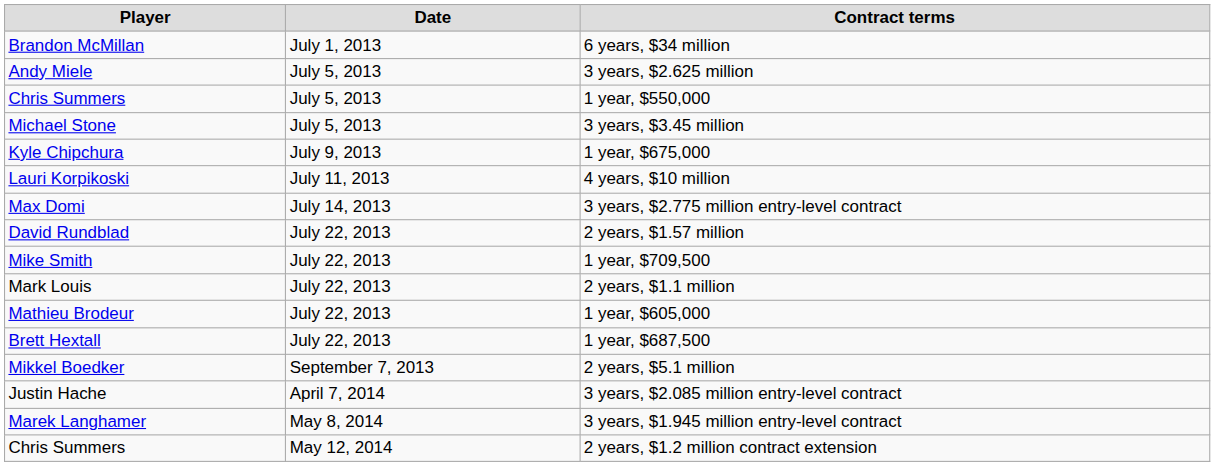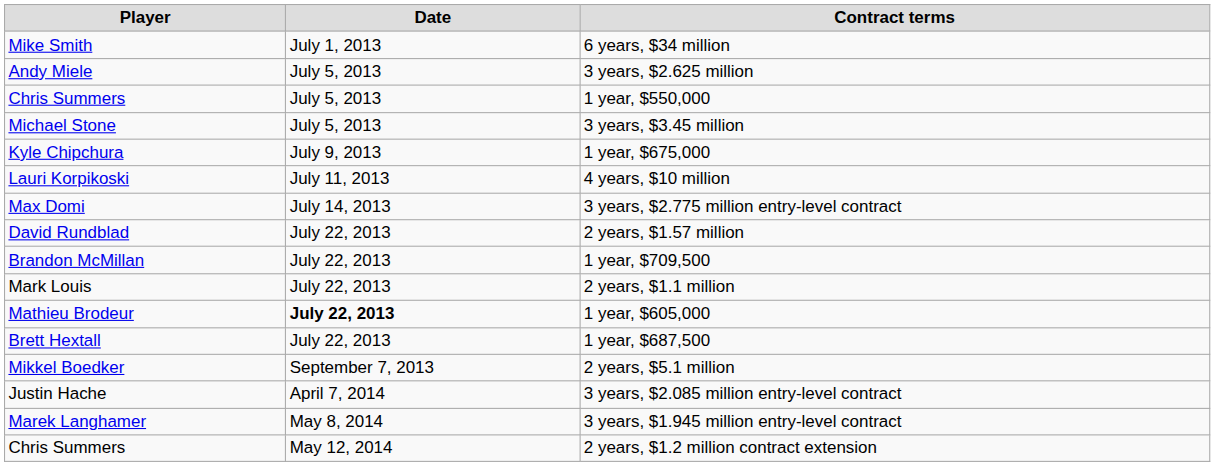(76, 44) Brandon McMillan -> (50, 44) Mike Smith
(50, 260) Mike Smith -> (76, 260) Brandon McMillan
(340, 313) normal -> (342, 313) bold
